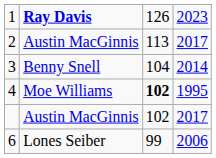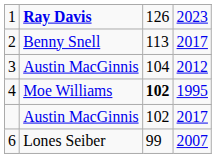(81, 41) Austin MacGinnis -> (62, 41) Benny Snell
(62, 66) Benny Snell -> (81, 66) Austin MacGinnis
(192, 66) 2014 -> (192, 66) 2012
(192, 141) 2006 -> (192, 141) 2007
